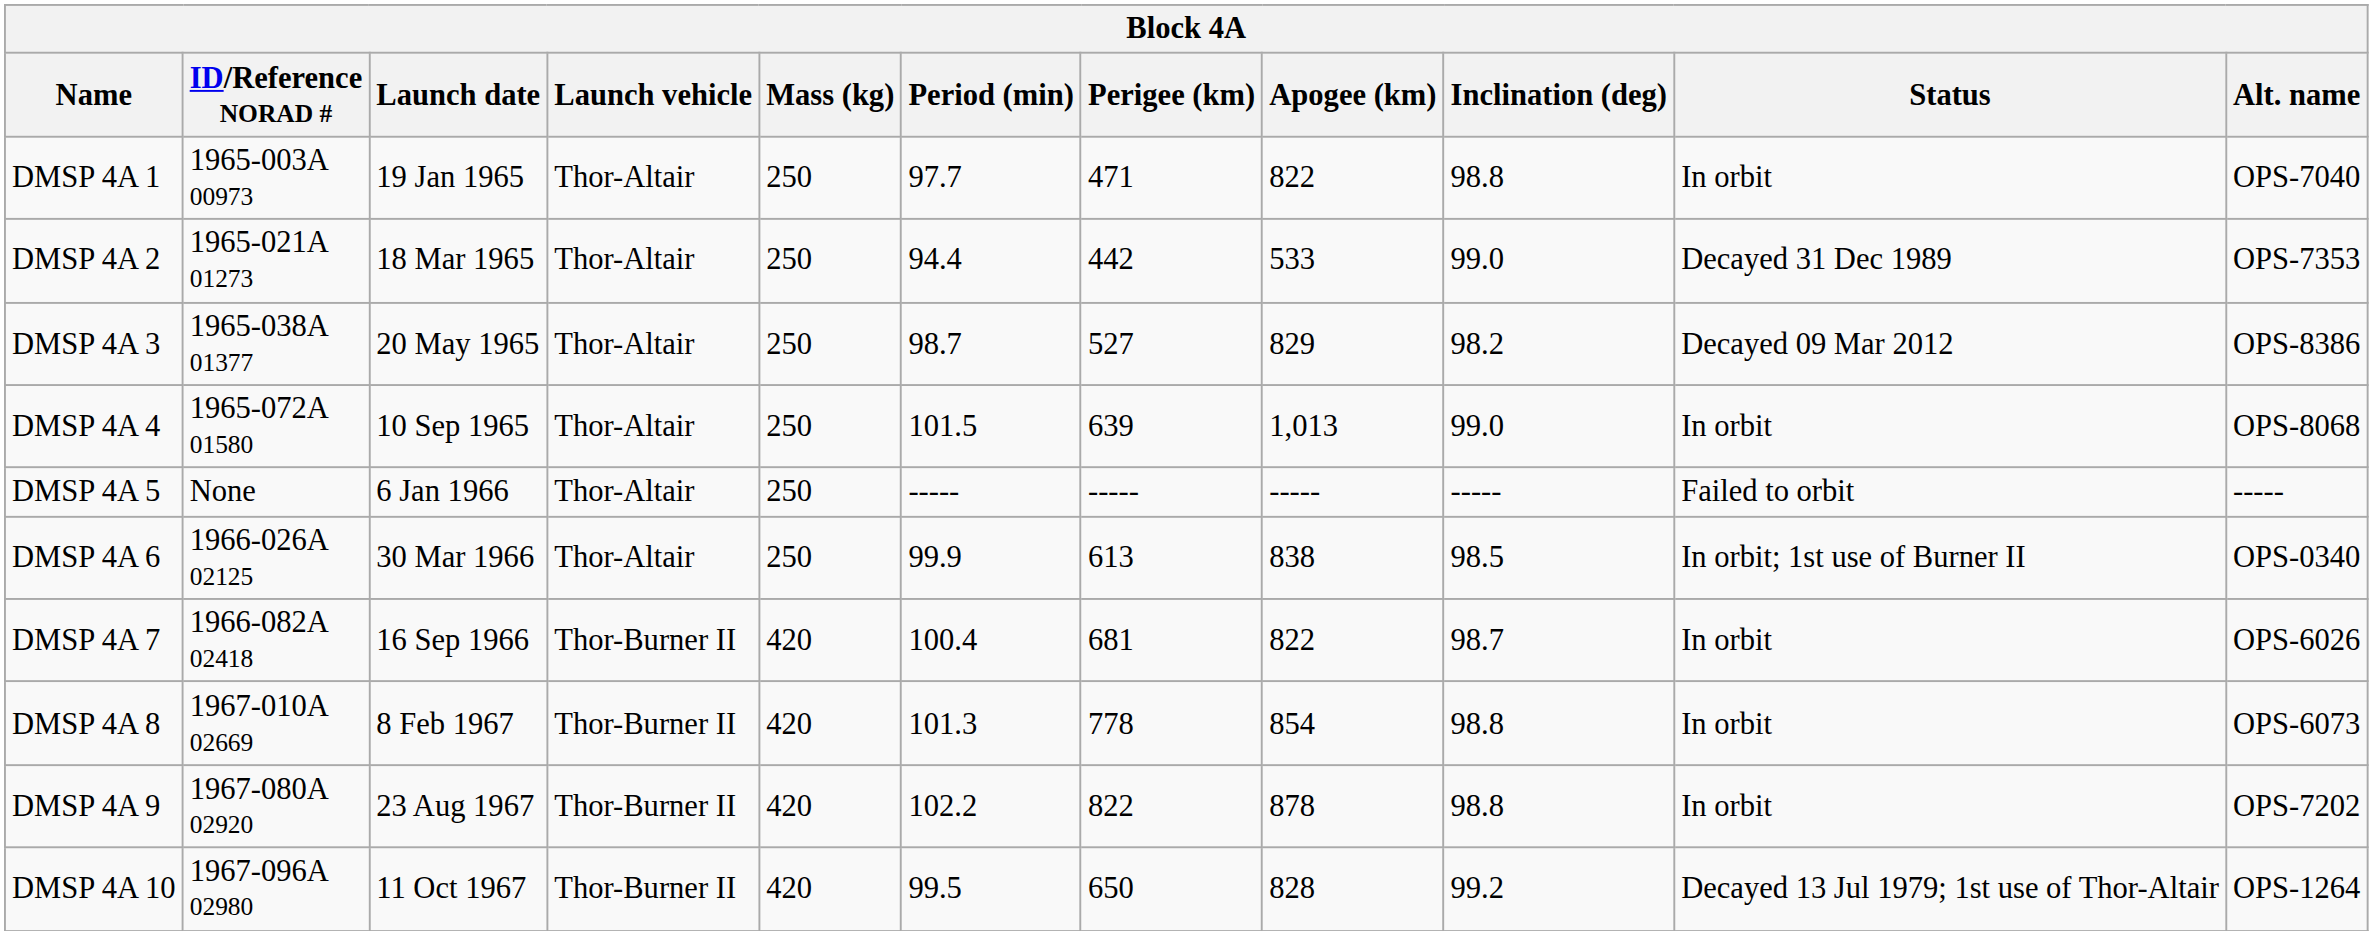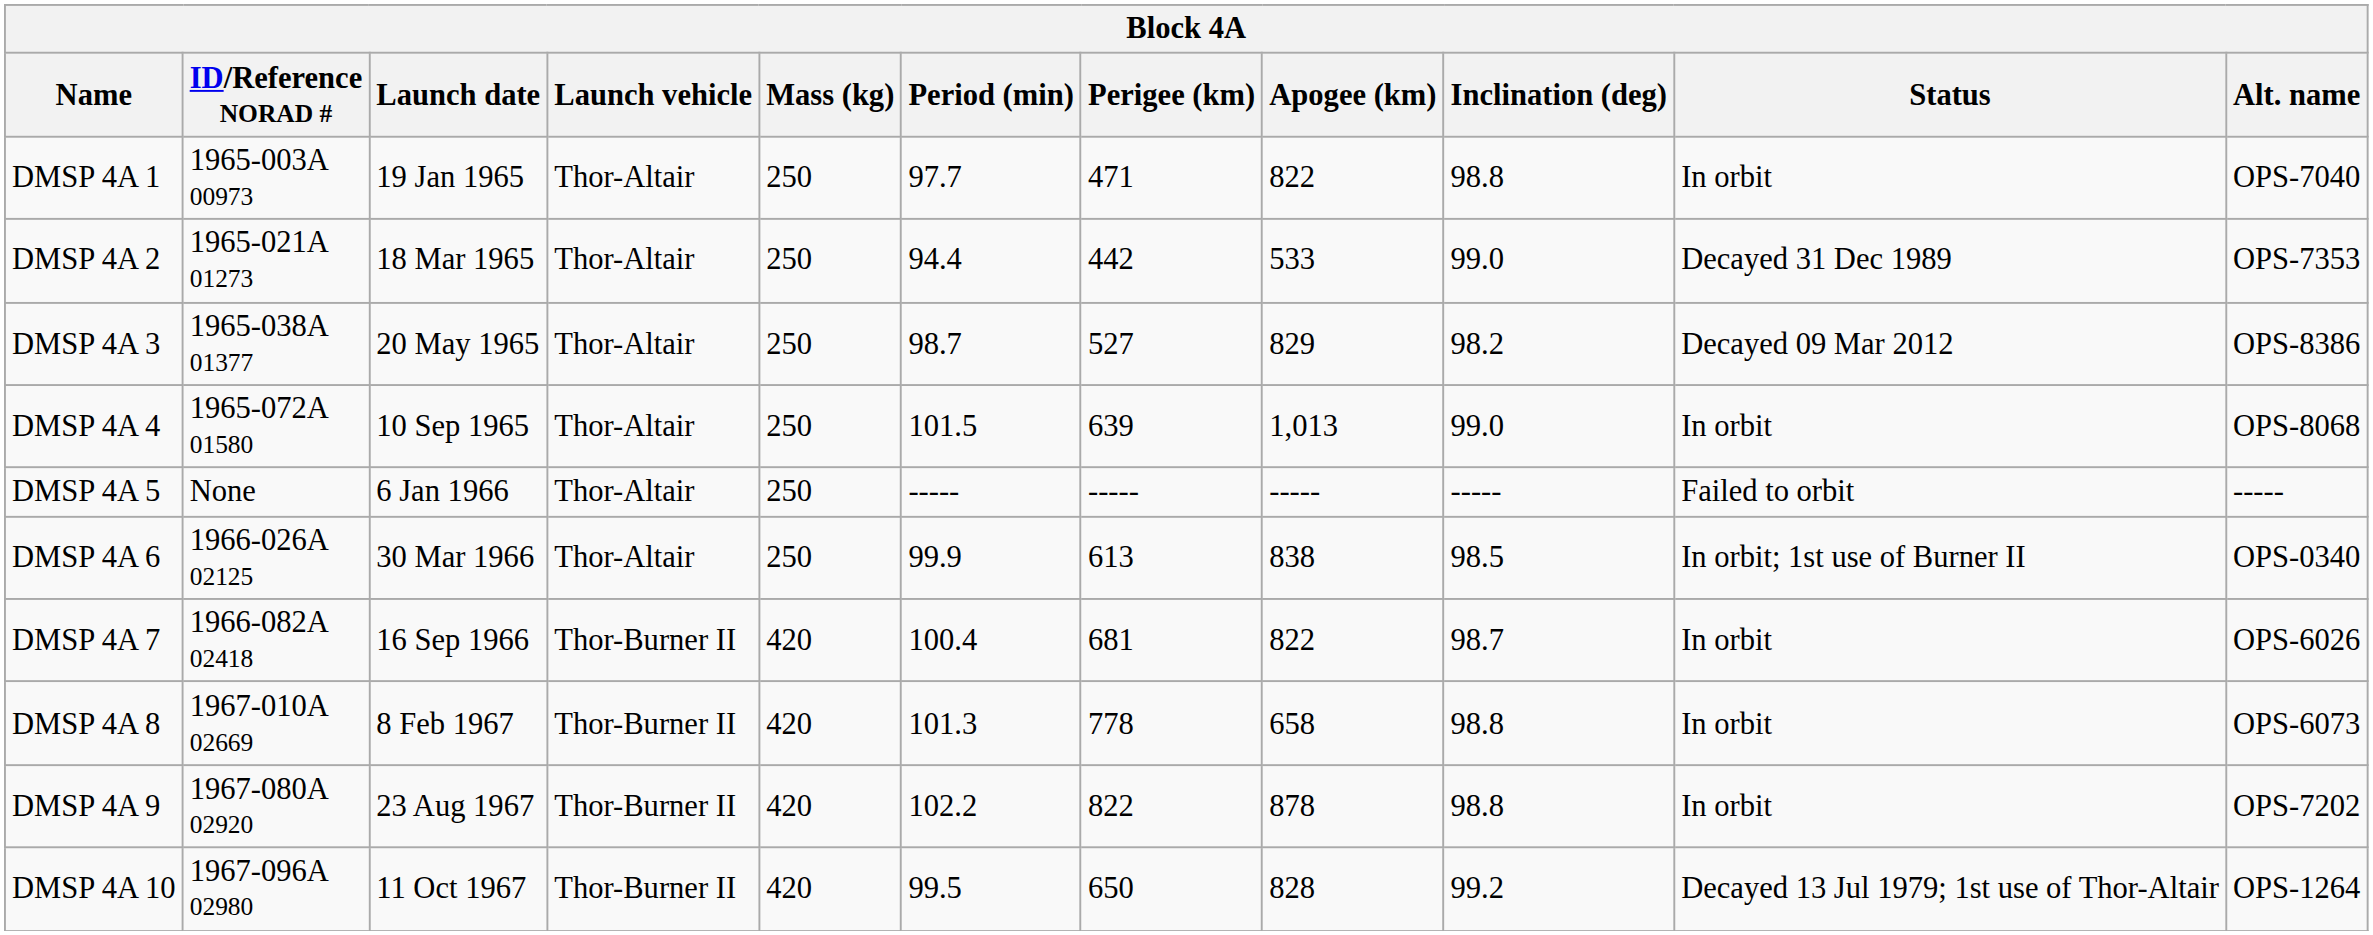(1292, 722) 854 -> (1292, 722) 658
